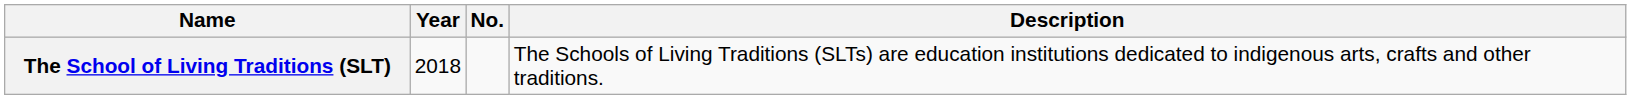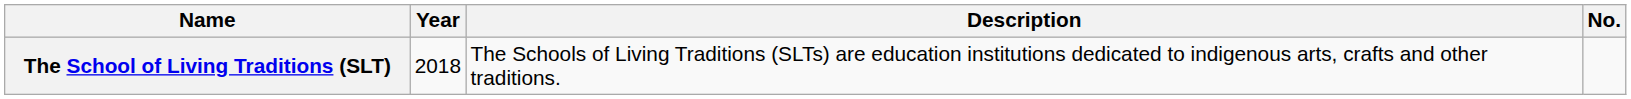columns swapped: (487, 20) <-> (1067, 20)
